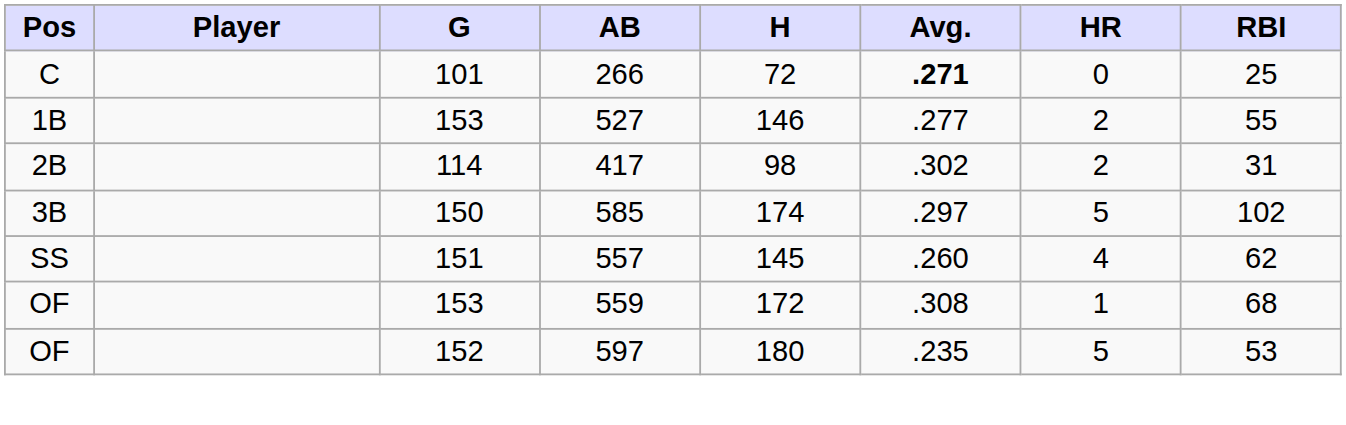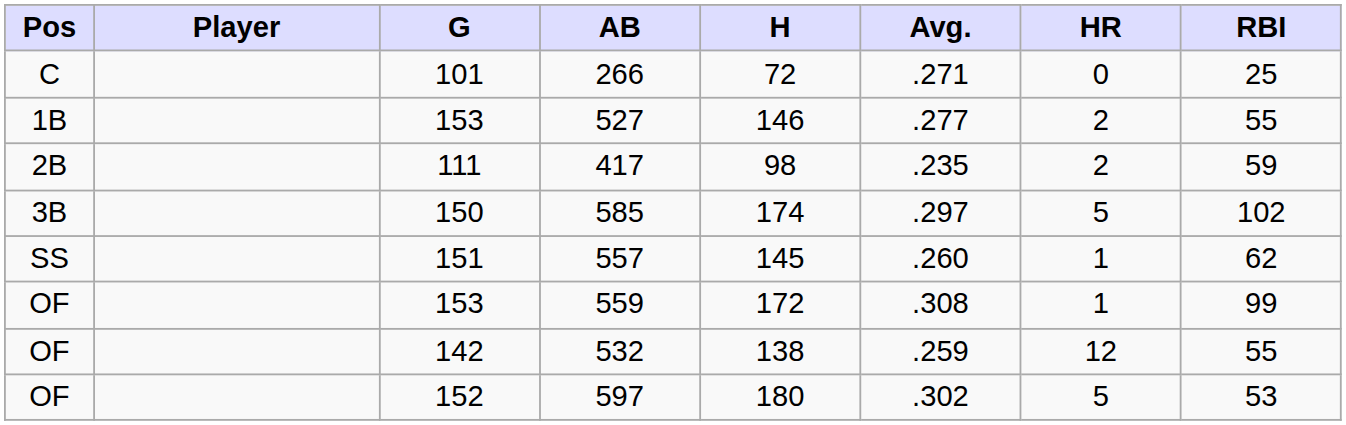(940, 73) bold -> (940, 73) normal
(459, 166) 114 -> (459, 166) 111
(940, 166) .302 -> (940, 166) .235
(1261, 166) 31 -> (1261, 166) 59
(1101, 258) 4 -> (1101, 258) 1
(1261, 304) 68 -> (1261, 304) 99
+ row: (620, 350)
(940, 350) .235 -> (940, 397) .302
